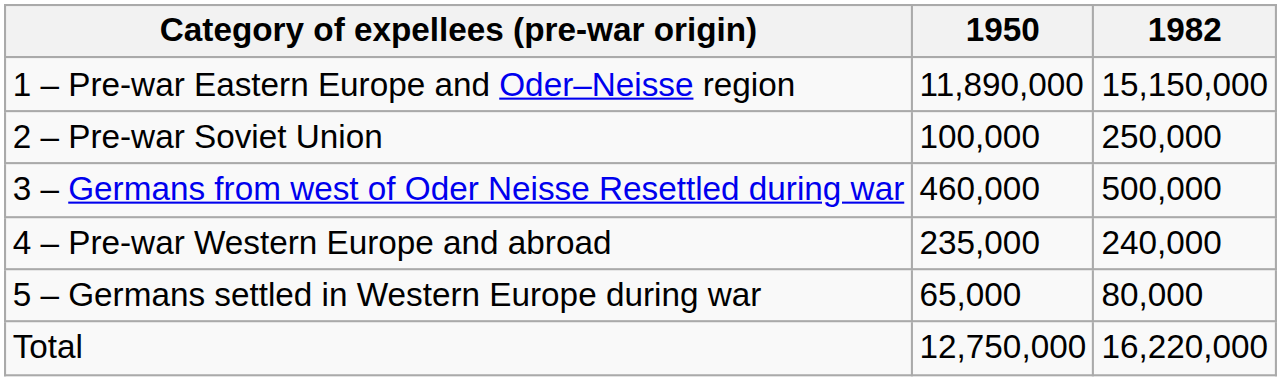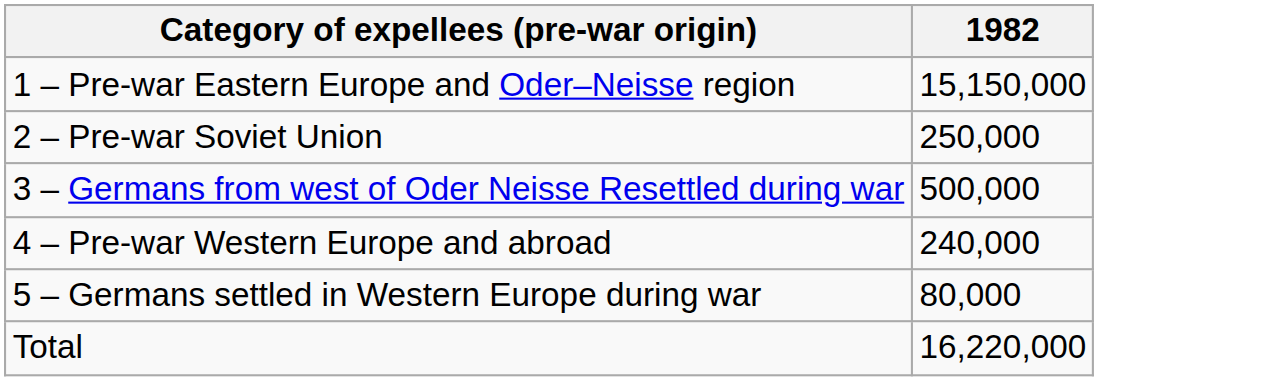- column: (1003, 30)
